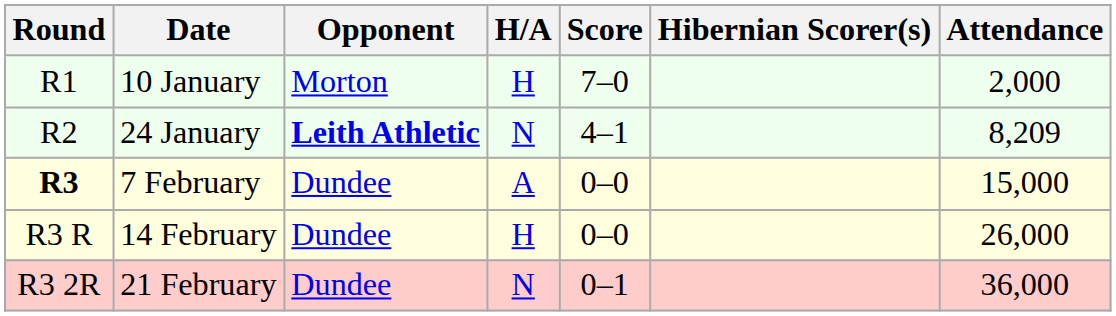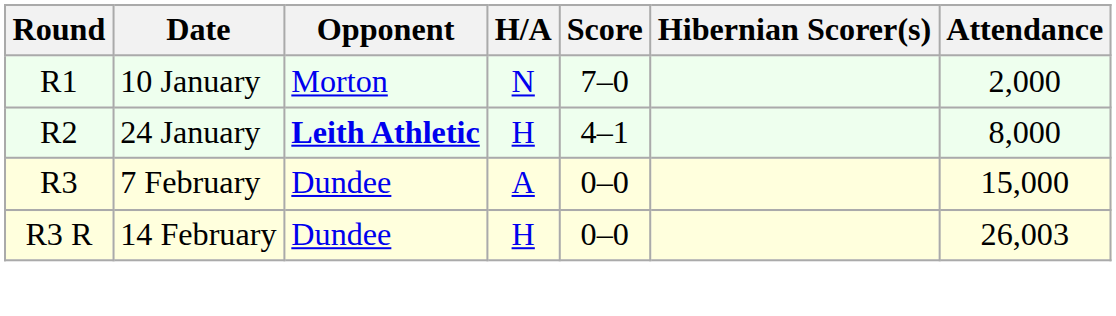(523, 81) H -> (523, 81) N
(523, 132) N -> (523, 132) H
(1025, 132) 8,209 -> (1025, 132) 8,000
(59, 183) bold -> (59, 183) normal
(1025, 234) 26,000 -> (1025, 234) 26,003
- row: (198, 285)
